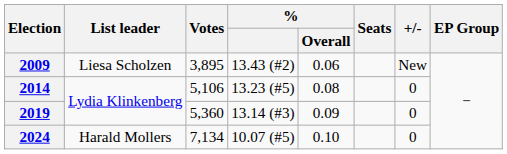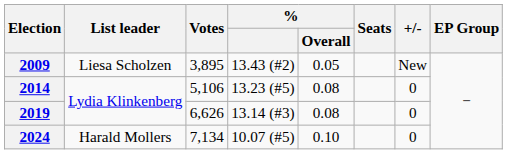(326, 64) 0.06 -> (326, 64) 0.05
(207, 112) 5,360 -> (207, 112) 6,626
(326, 112) 0.09 -> (326, 112) 0.08
